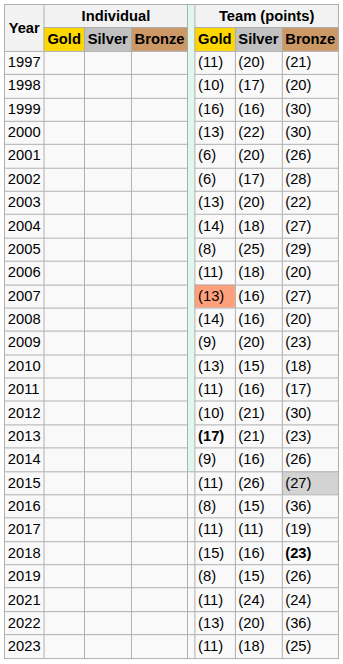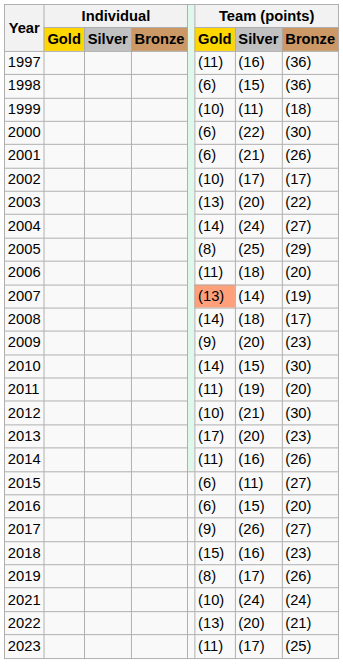(251, 62) (20) -> (251, 62) (16)
(298, 62) (21) -> (298, 62) (36)
(211, 86) (10) -> (207, 86) (6)
(251, 86) (17) -> (251, 86) (15)
(298, 86) (20) -> (298, 86) (36)
(211, 109) (16) -> (211, 109) (10)
(251, 109) (16) -> (251, 109) (11)
(298, 109) (30) -> (298, 109) (18)
(211, 132) (13) -> (207, 132) (6)
(251, 156) (20) -> (251, 156) (21)
(207, 179) (6) -> (211, 179) (10)
(298, 179) (28) -> (298, 179) (17)
(251, 226) (18) -> (251, 226) (24)
(251, 296) (16) -> (251, 296) (14)
(298, 296) (27) -> (298, 296) (19)
(251, 319) (16) -> (251, 319) (18)
(298, 319) (20) -> (298, 319) (17)
(211, 366) (13) -> (211, 366) (14)
(298, 366) (18) -> (298, 366) (30)
(251, 389) (16) -> (251, 389) (19)
(298, 389) (17) -> (298, 389) (20)
(211, 436) bold -> (211, 436) normal
(251, 436) (21) -> (251, 436) (20)
(207, 459) (9) -> (211, 459) (11)
(211, 483) (11) -> (207, 483) (6)
(251, 483) (26) -> (251, 483) (11)
(298, 483) lightgrey background -> (298, 483) no background
(207, 506) (8) -> (207, 506) (6)
(298, 506) (36) -> (298, 506) (20)
(211, 529) (11) -> (207, 529) (9)
(251, 529) (11) -> (251, 529) (26)
(298, 529) (19) -> (298, 529) (27)
(298, 553) bold -> (298, 553) normal
(251, 576) (15) -> (251, 576) (17)
(211, 599) (11) -> (211, 599) (10)
(298, 623) (36) -> (298, 623) (21)
(251, 646) (18) -> (251, 646) (17)
